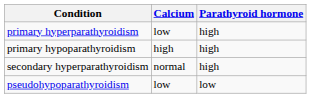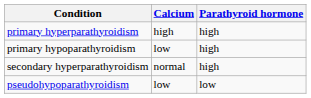(162, 31) low -> (164, 31) high
(164, 48) high -> (162, 48) low
